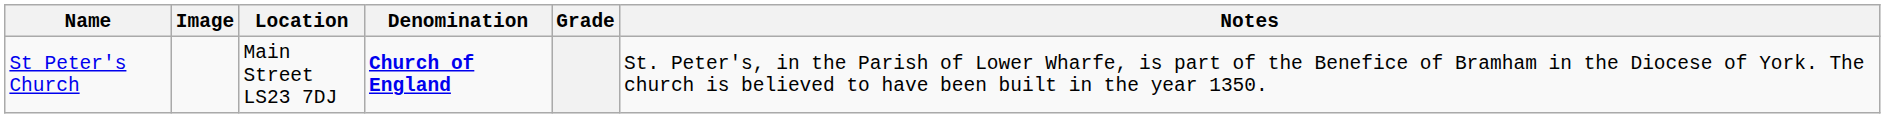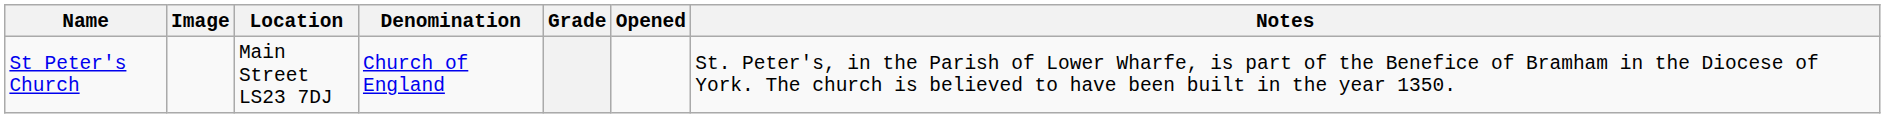+ column: (651, 21)
(422, 75) bold -> (416, 75) normal
